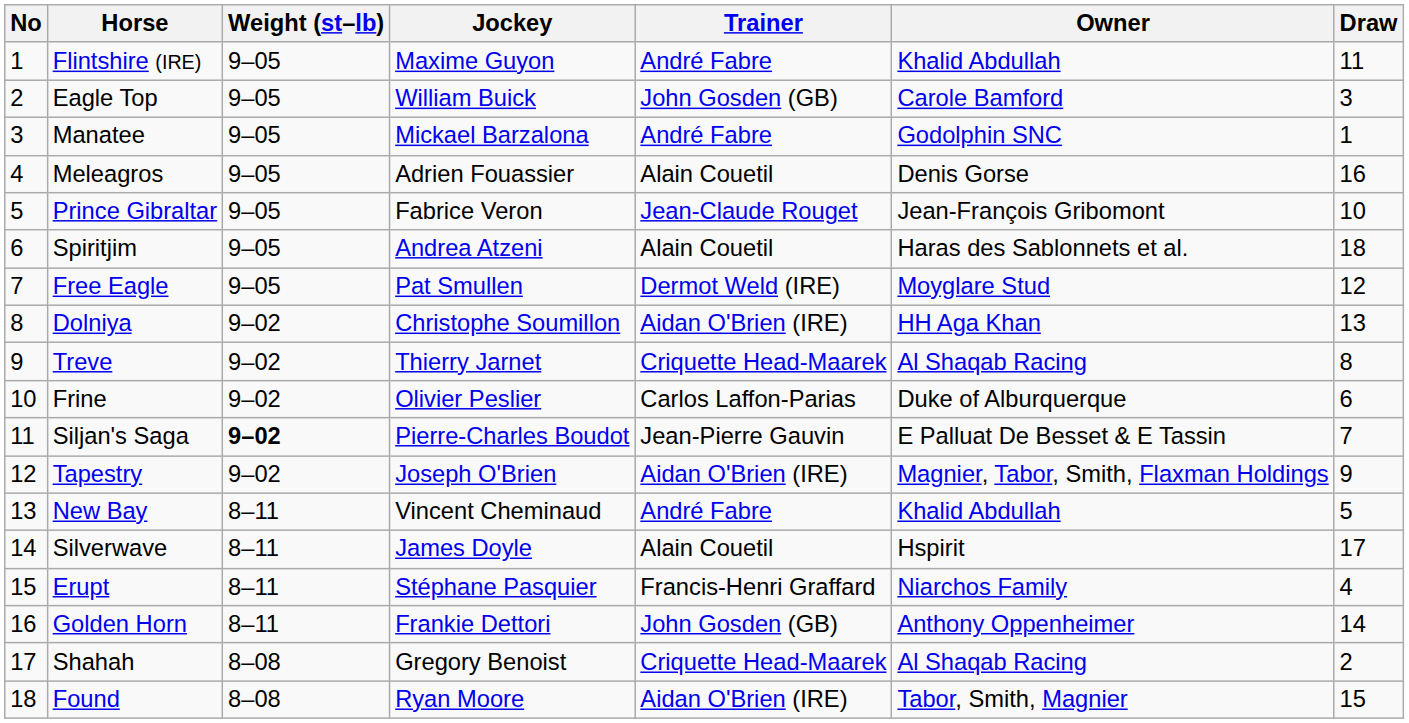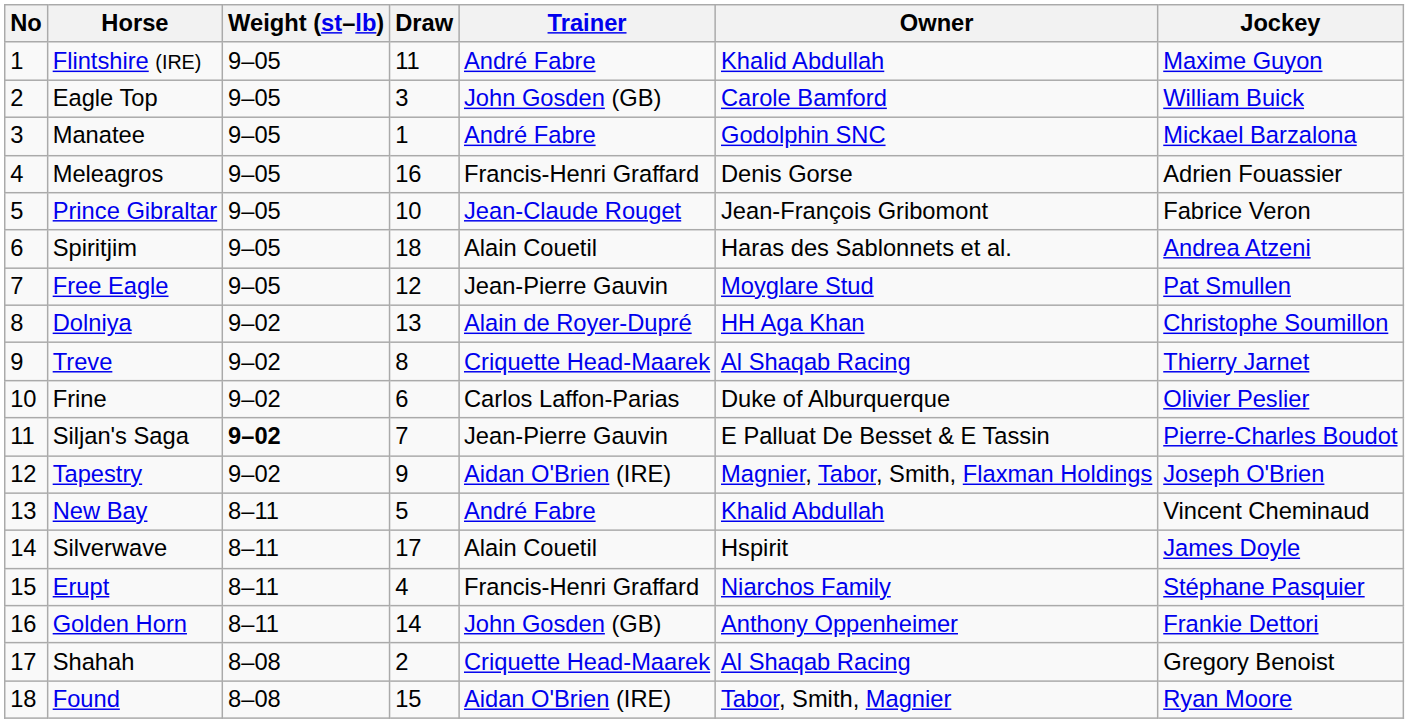columns swapped: (512, 23) <-> (1369, 23)
(707, 173) Alain Couetil -> (582, 173) Francis-Henri Graffard
(740, 286) Dermot Weld (IRE) -> (566, 286) Jean-Pierre Gauvin
(744, 323) Aidan O'Brien (IRE) -> (578, 323) Alain de Royer-Dupré
